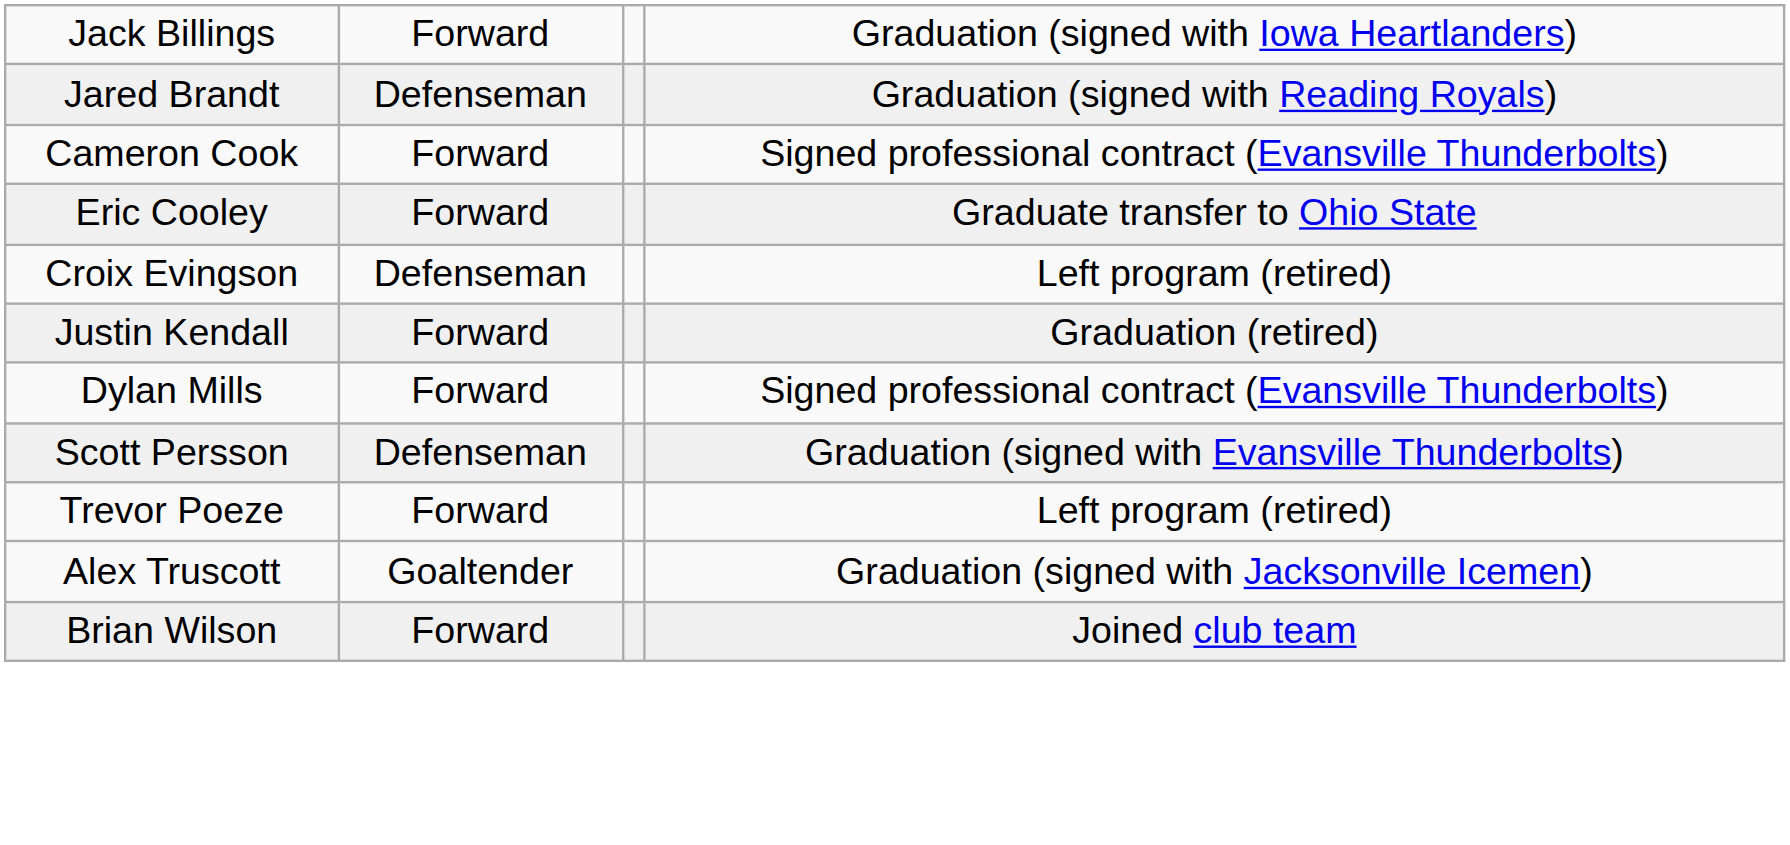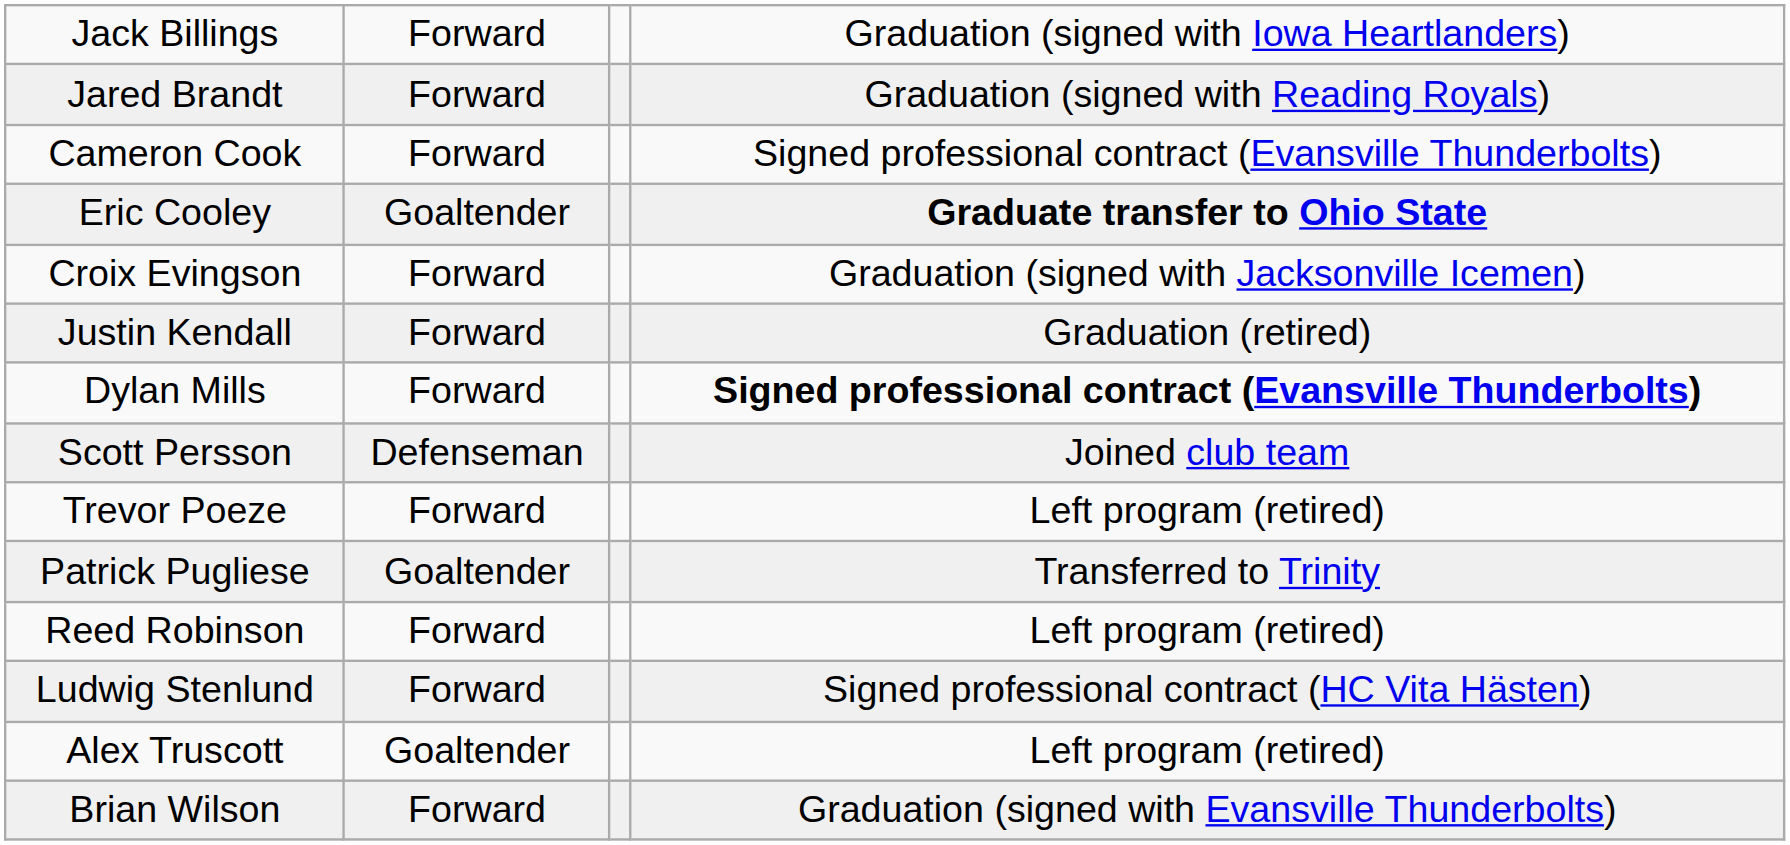(480, 93) Defenseman -> (477, 93) Forward
(480, 213) Forward -> (477, 213) Goaltender
(1214, 213) normal -> (1207, 213) bold
(480, 272) Defenseman -> (477, 272) Forward
(1214, 272) Left program (retired) -> (1207, 272) Graduation (signed with Jacksonville Icemen)
(1214, 392) normal -> (1207, 392) bold
(1214, 451) Graduation (signed with Evansville Thunderbolts) -> (1207, 451) Joined club team
+ row: (175, 570)
+ row: (175, 630)
+ row: (175, 690)
(1214, 570) Graduation (signed with Jacksonville Icemen) -> (1207, 749) Left program (retired)
(1214, 630) Joined club team -> (1207, 809) Graduation (signed with Evansville Thunderbolts)
